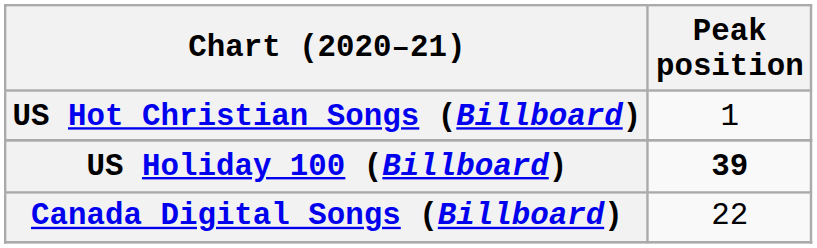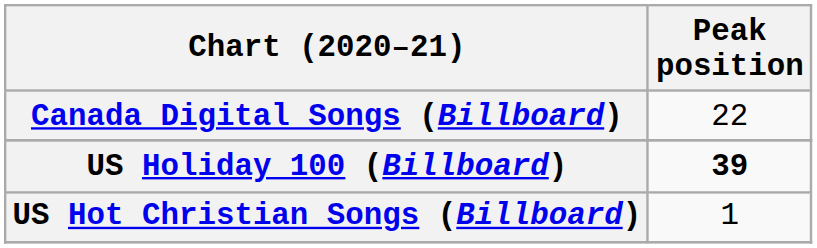rows swapped: (327, 216) <-> (327, 116)
